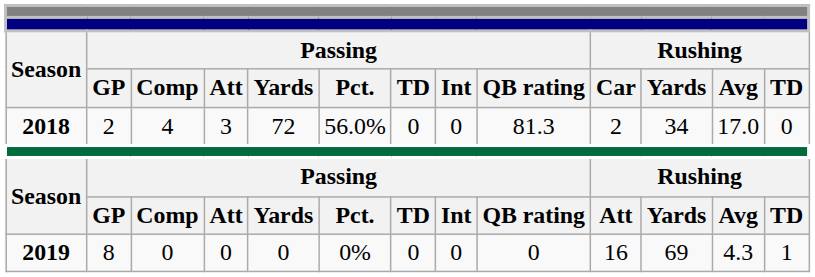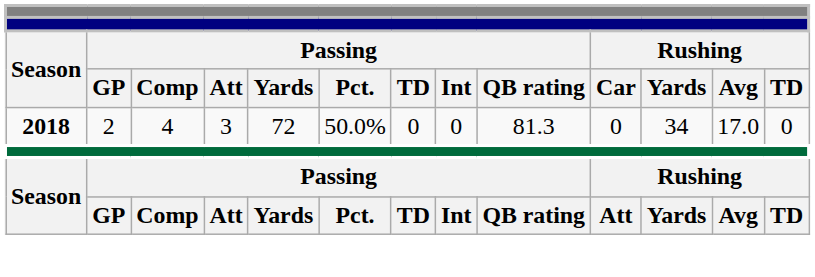(355, 125) 56.0% -> (355, 125) 50.0%
(616, 125) 2 -> (616, 125) 0
- row: (46, 252)
